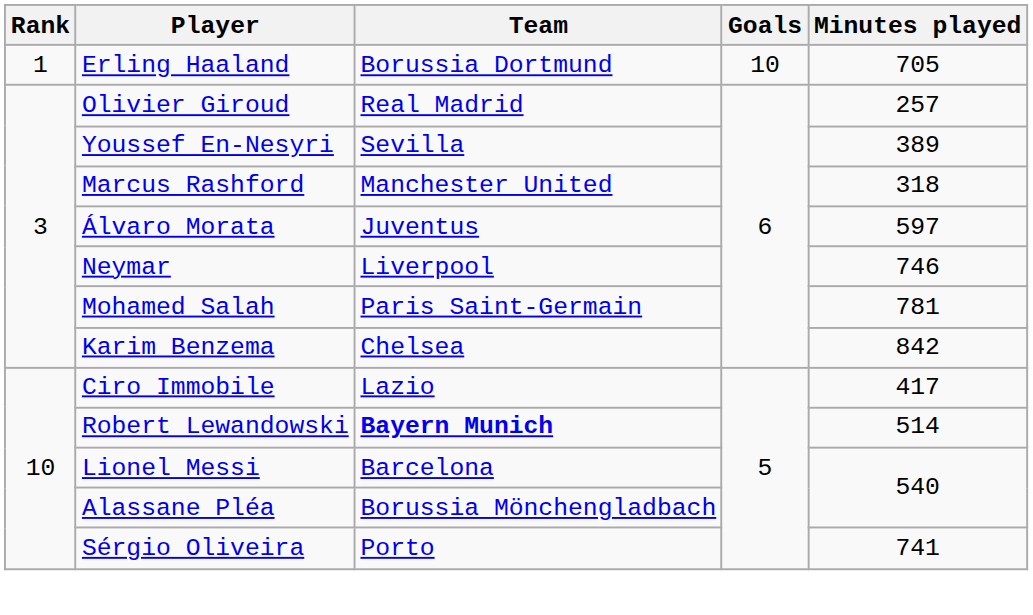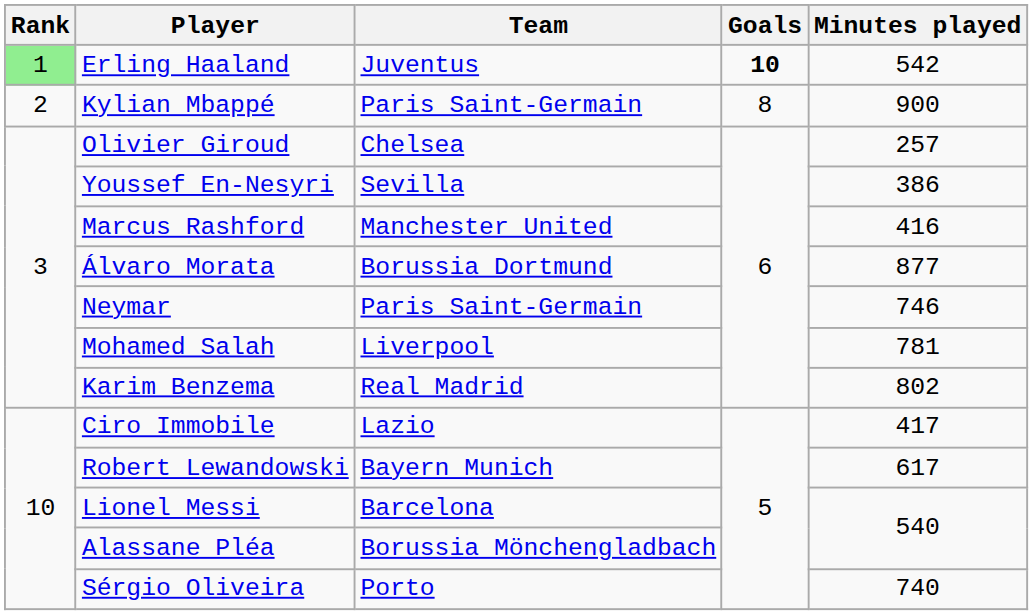(40, 65) no background -> (40, 65) lightgreen background
(486, 65) Borussia Dortmund -> (420, 65) Juventus
(765, 65) normal -> (765, 65) bold
(918, 65) 705 -> (918, 65) 542
+ row: (178, 106)
(442, 106) Real Madrid -> (412, 146) Chelsea
(918, 146) 389 -> (918, 186) 386
(918, 186) 318 -> (918, 226) 416
(420, 226) Juventus -> (486, 267) Borussia Dortmund
(918, 226) 597 -> (918, 267) 877
(427, 267) Liverpool -> (501, 307) Paris Saint-Germain
(501, 307) Paris Saint-Germain -> (427, 347) Liverpool
(412, 347) Chelsea -> (442, 387) Real Madrid
(918, 347) 842 -> (918, 387) 802
(457, 428) bold -> (457, 468) normal
(918, 428) 514 -> (918, 468) 617
(918, 548) 741 -> (918, 589) 740
